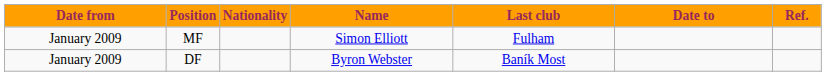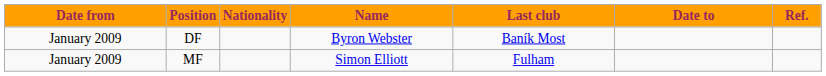rows swapped: (193, 60) <-> (193, 38)
